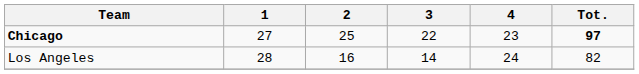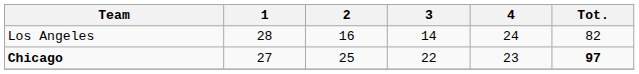rows swapped: (35, 37) <-> (51, 58)
